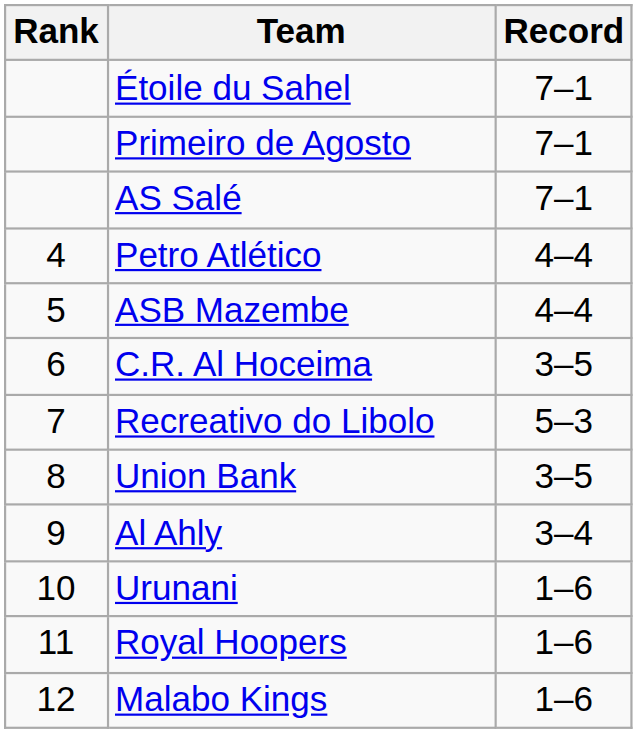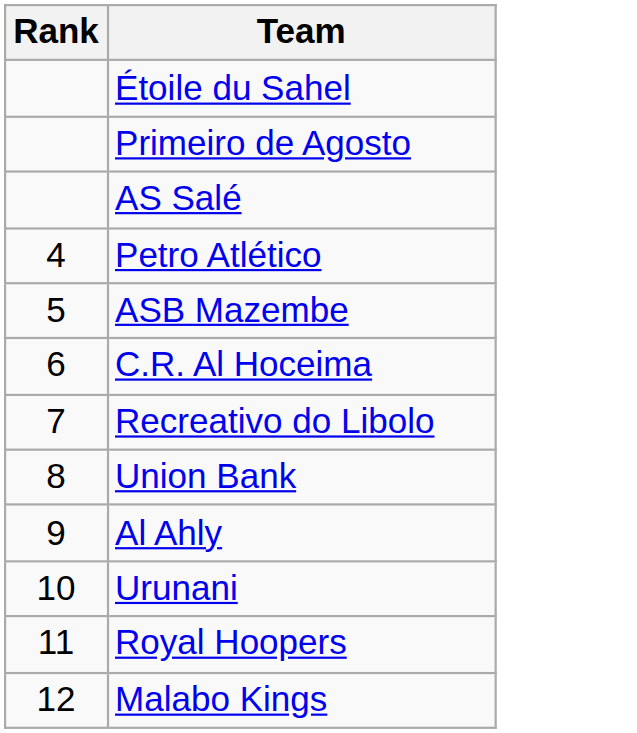- column: (564, 32)
